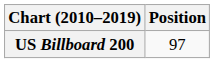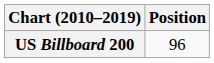(177, 44) 97 -> (177, 44) 96
